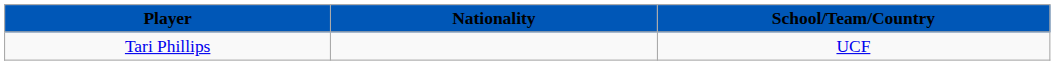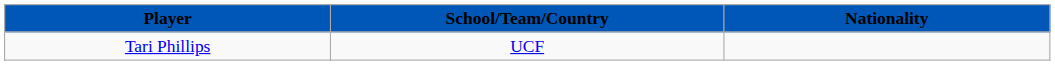columns swapped: (494, 18) <-> (853, 18)
